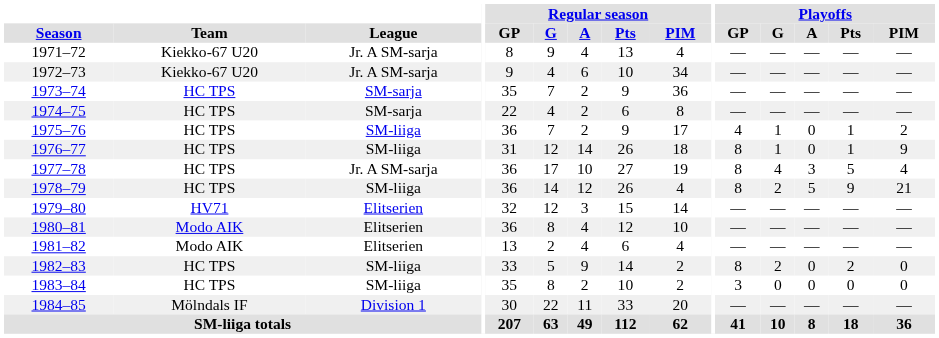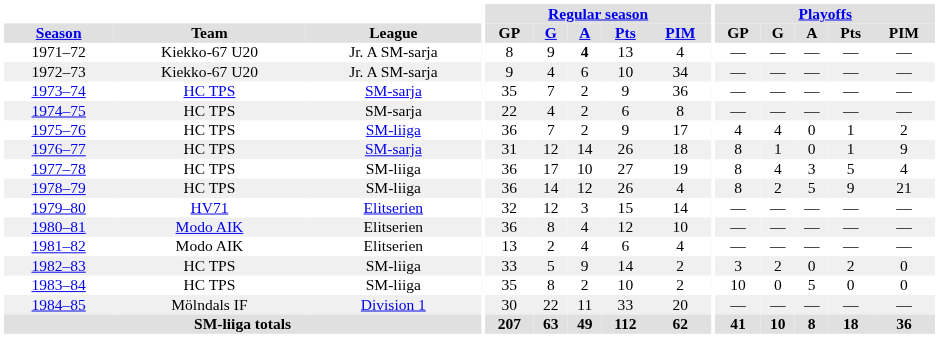(585, 52) normal -> (585, 52) bold
(778, 130) 1 -> (778, 130) 4
(393, 149) SM-liiga -> (393, 149) SM-sarja
(393, 168) Jr. A SM-sarja -> (393, 168) SM-liiga
(738, 265) 8 -> (738, 265) 3
(738, 285) 3 -> (738, 285) 10
(812, 285) 0 -> (812, 285) 5
